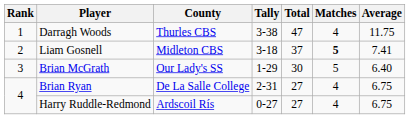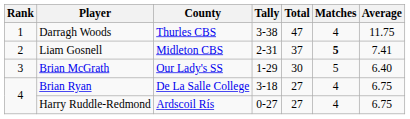(267, 50) 3-18 -> (267, 50) 2-31
(267, 86) 2-31 -> (267, 86) 3-18
